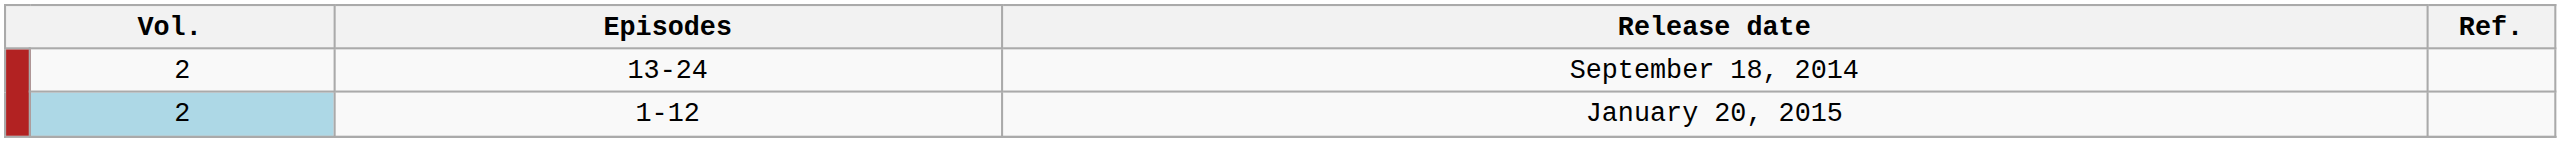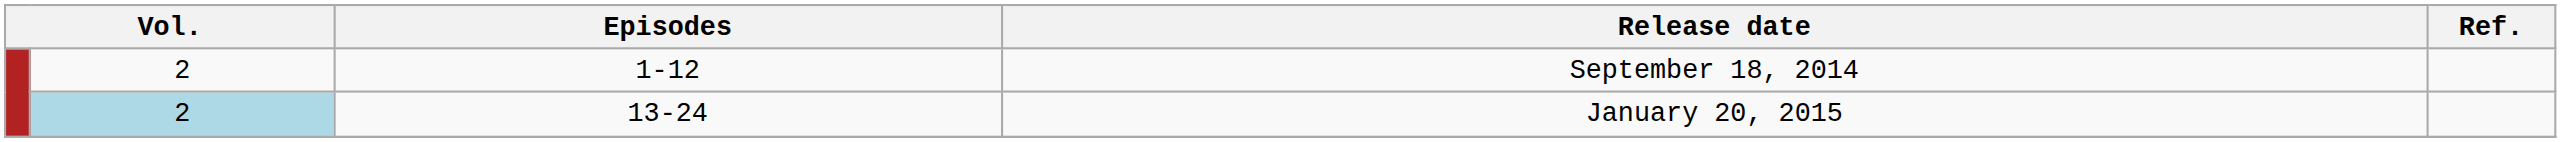(668, 70) 13-24 -> (668, 70) 1-12
(668, 114) 1-12 -> (668, 114) 13-24
